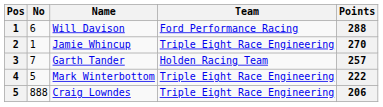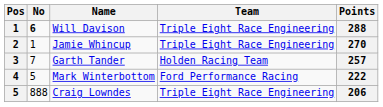(33, 29) normal -> (33, 29) bold
(229, 29) Ford Performance Racing -> (247, 29) Triple Eight Race Engineering
(247, 77) Triple Eight Race Engineering -> (229, 77) Ford Performance Racing
